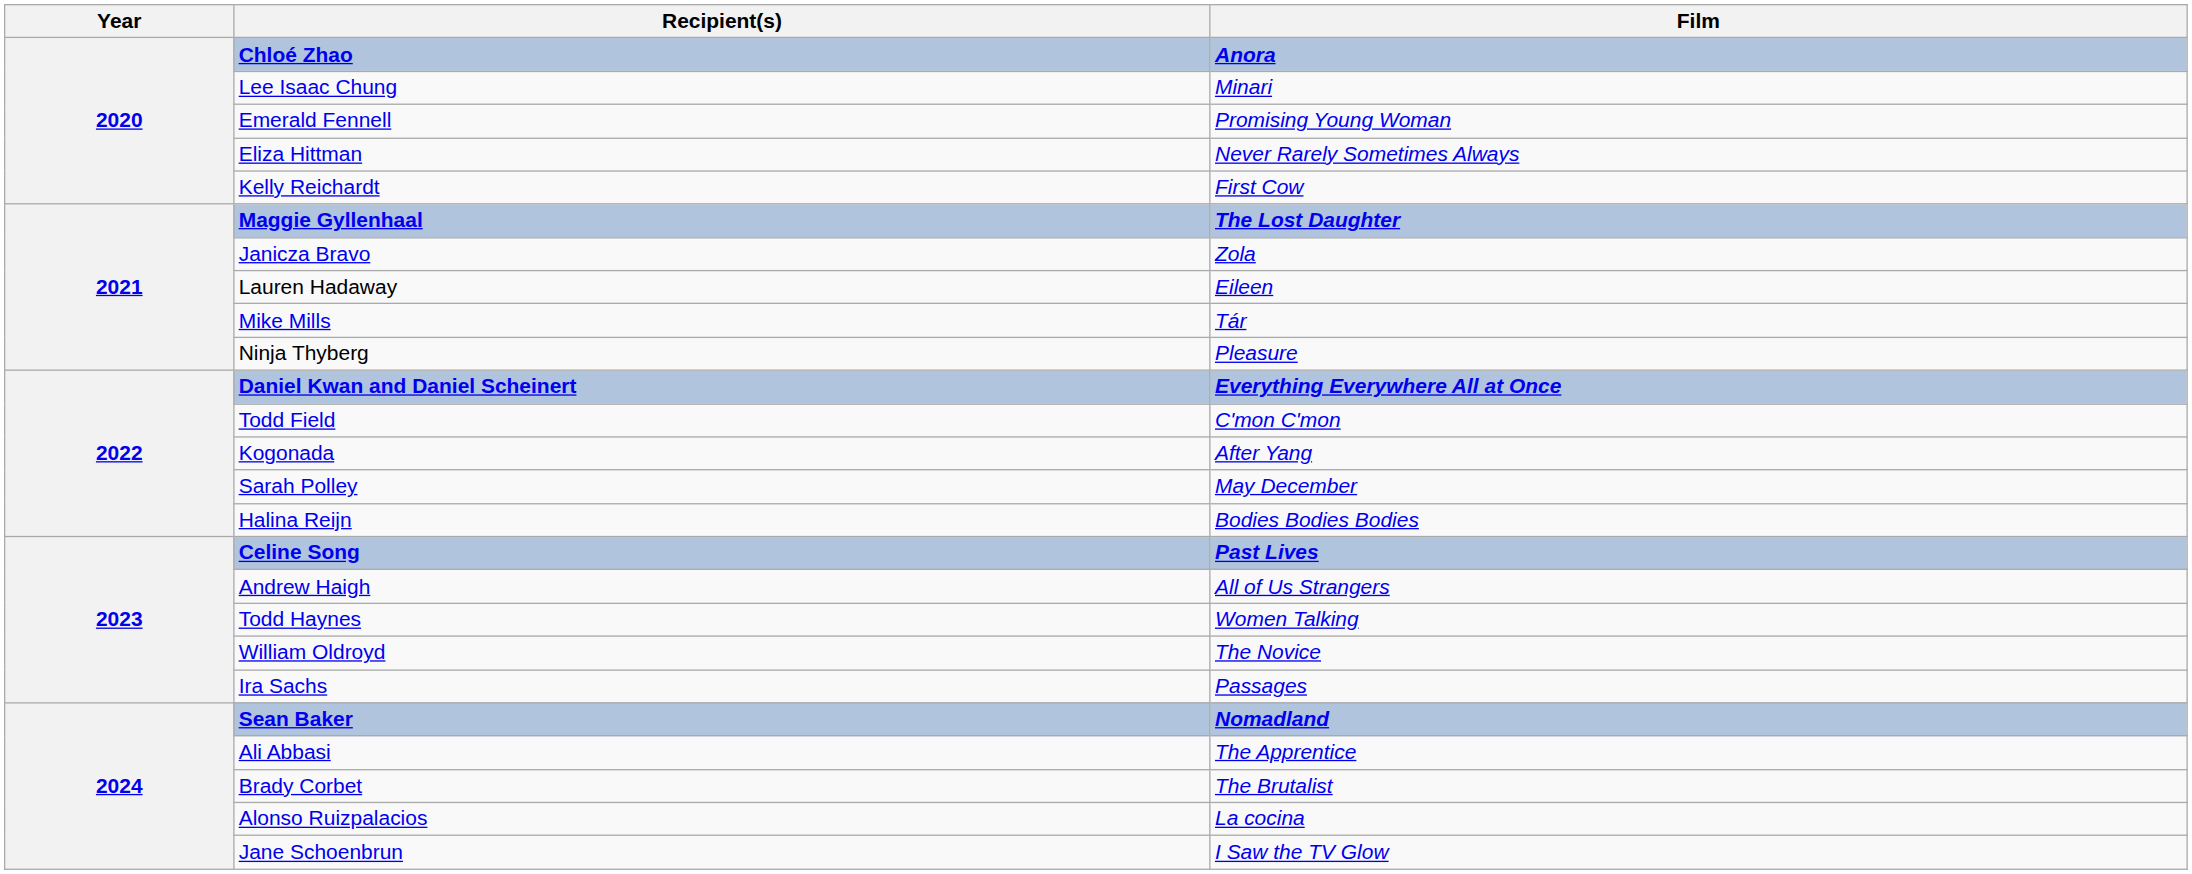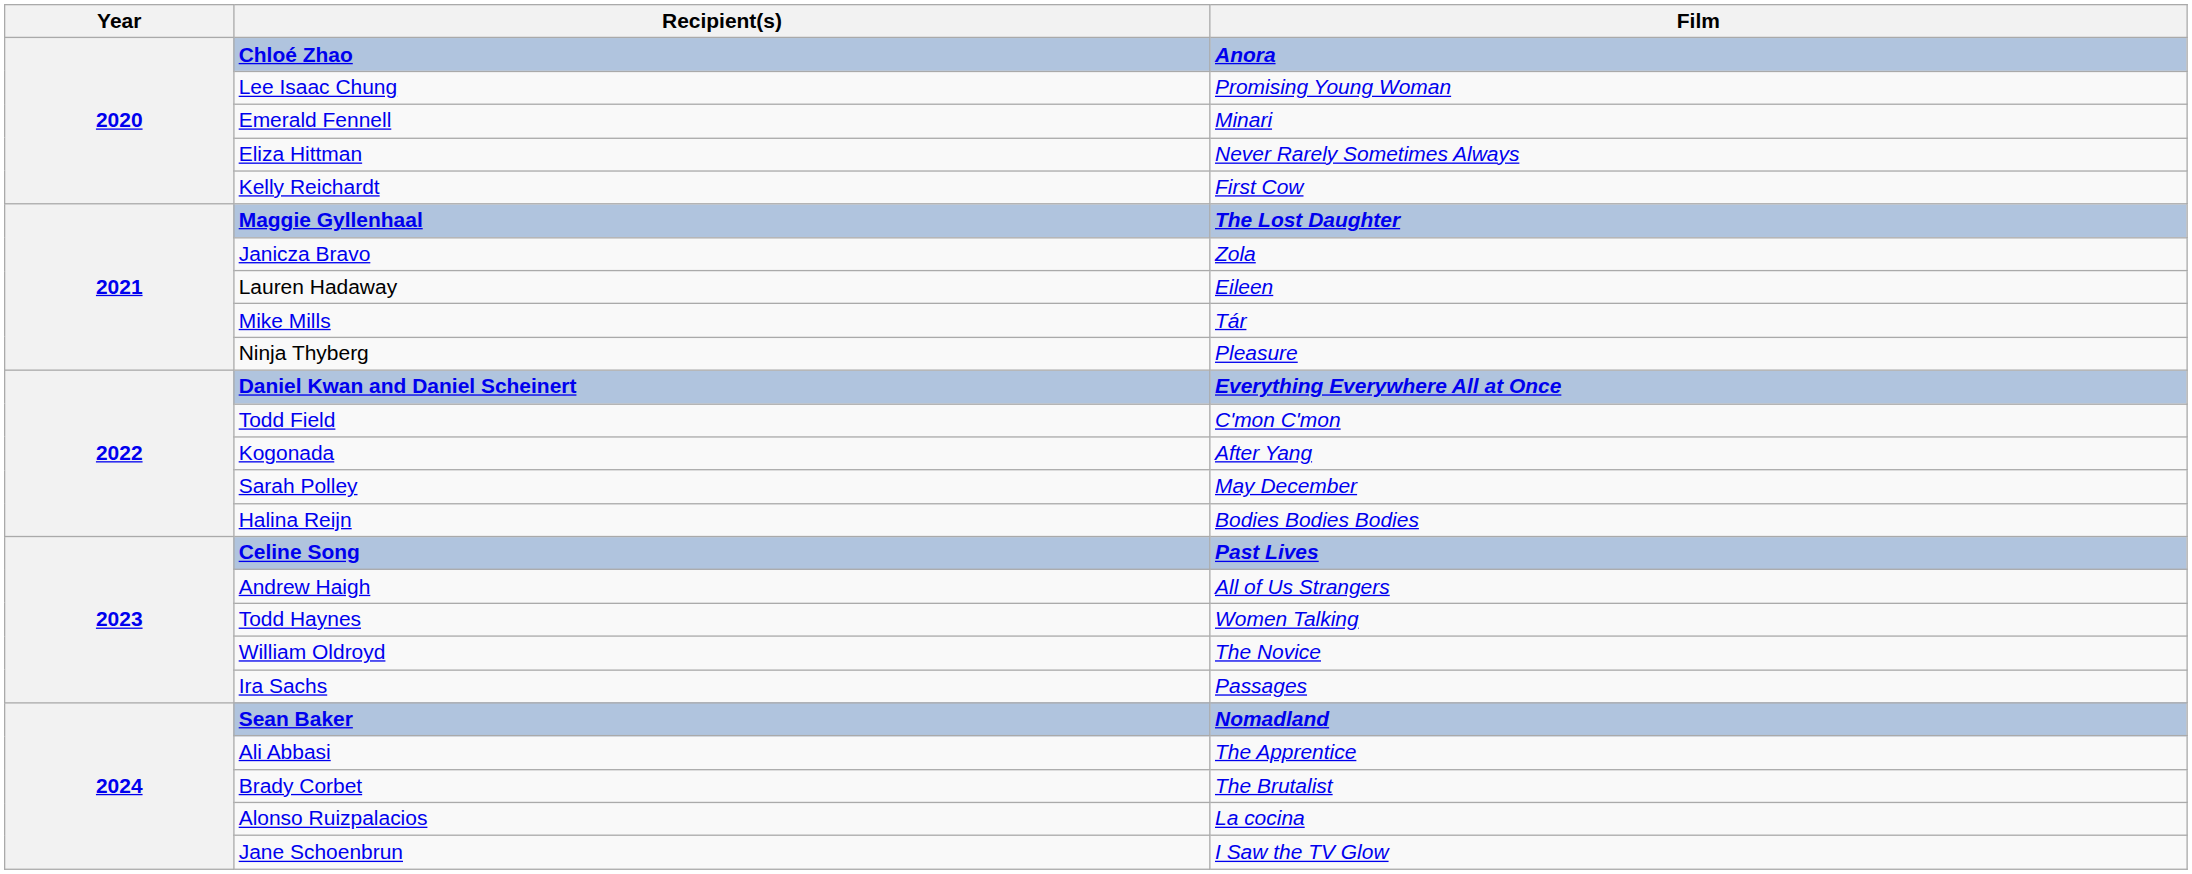(1244, 87) Minari -> (1333, 87) Promising Young Woman
(1333, 120) Promising Young Woman -> (1244, 120) Minari
